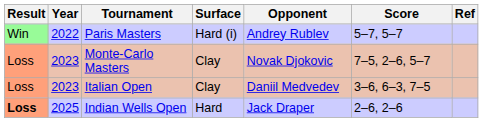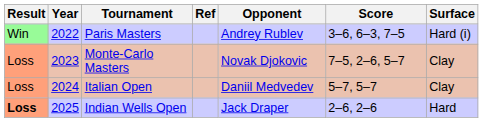columns swapped: (218, 14) <-> (465, 14)
(378, 34) 5–7, 5–7 -> (367, 34) 3–6, 6–3, 7–5
(65, 87) 2023 -> (65, 87) 2024
(392, 87) 3–6, 6–3, 7–5 -> (353, 87) 5–7, 5–7
